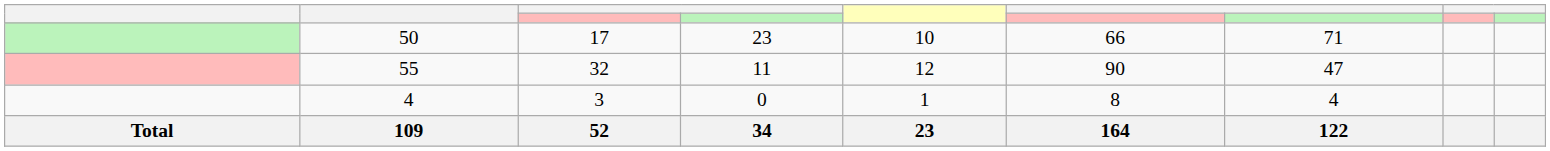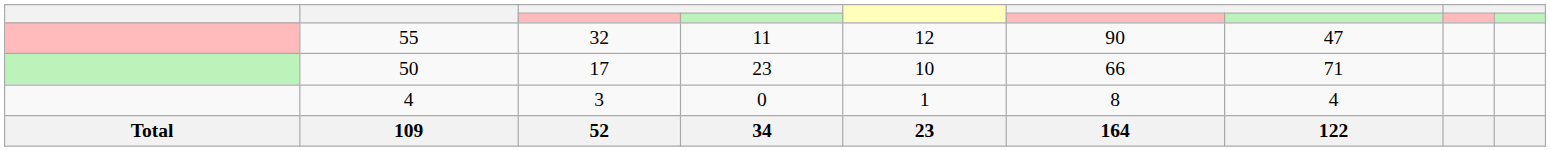rows swapped: (409, 68) <-> (409, 37)
